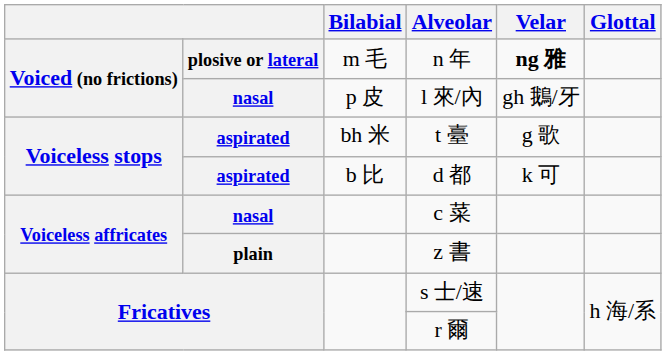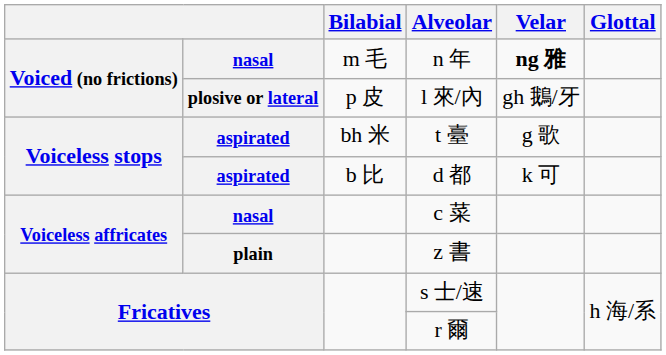(253, 60) plosive or lateral -> (253, 60) nasal
(253, 98) nasal -> (253, 98) plosive or lateral
